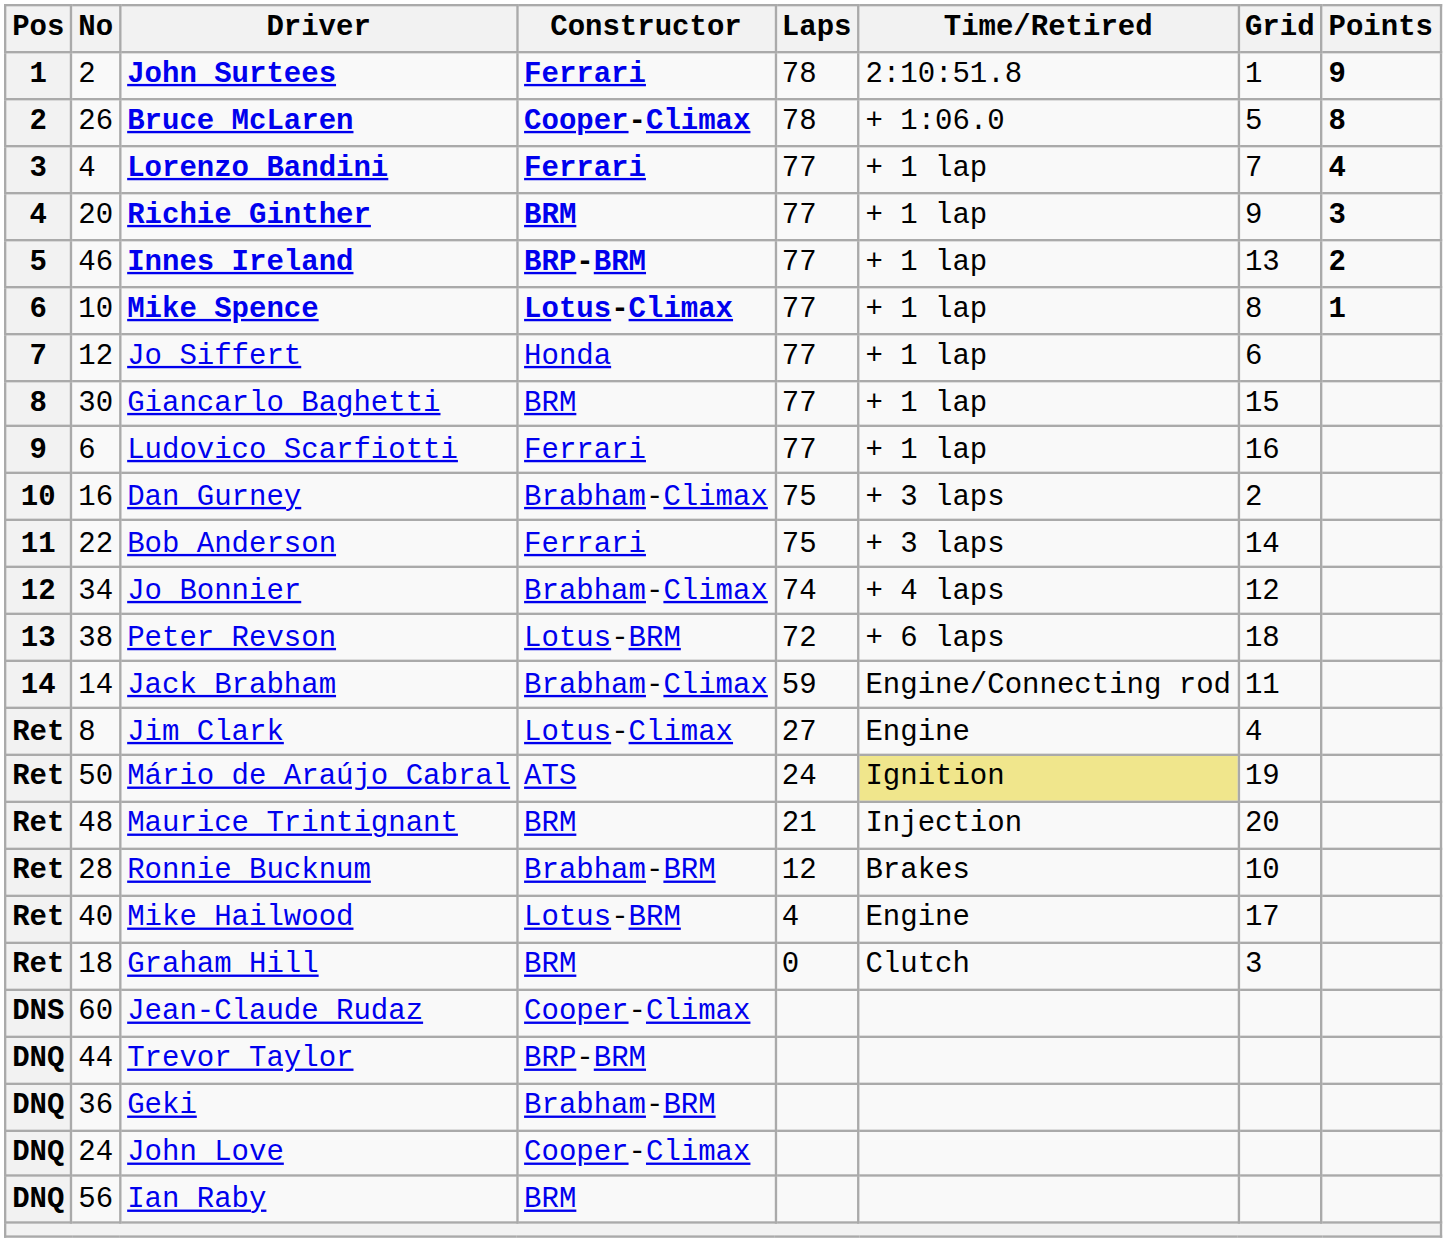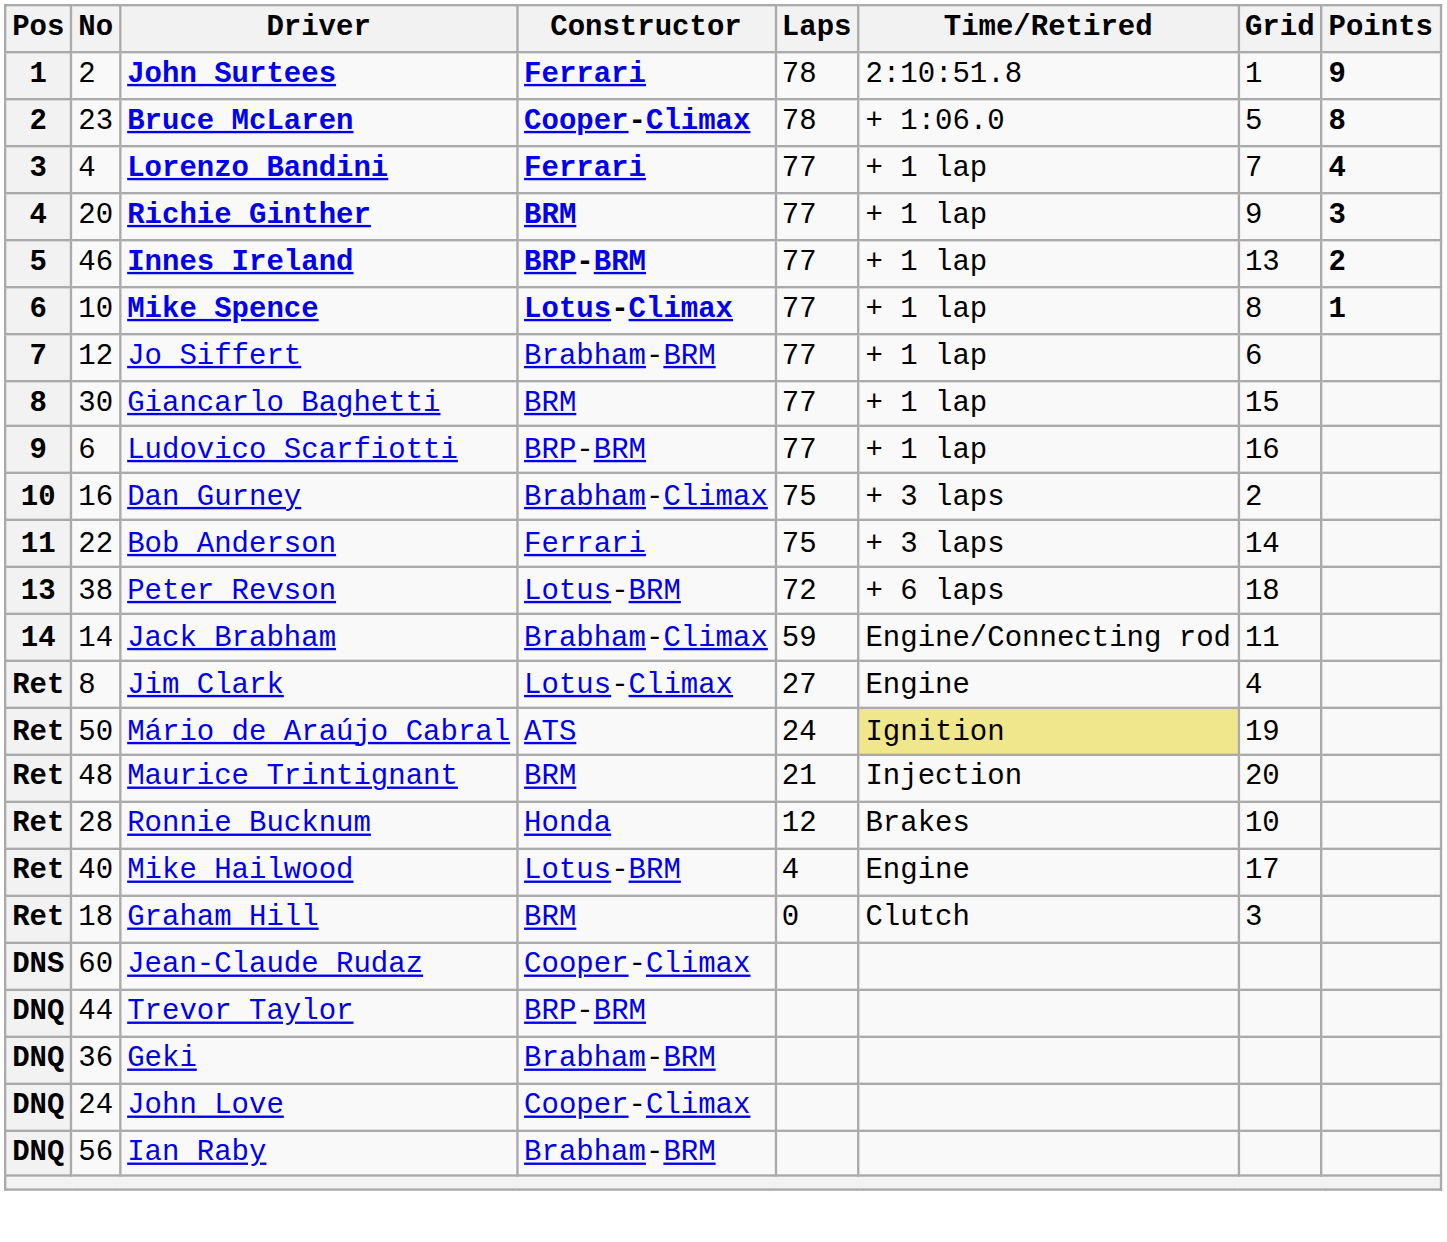(96, 123) 26 -> (96, 123) 23
(568, 357) Honda -> (620, 357) Brabham-BRM
(585, 451) Ferrari -> (585, 451) BRP-BRM
- row: (214, 591)
(620, 872) Brabham-BRM -> (568, 825) Honda
(550, 1200) BRM -> (620, 1153) Brabham-BRM
